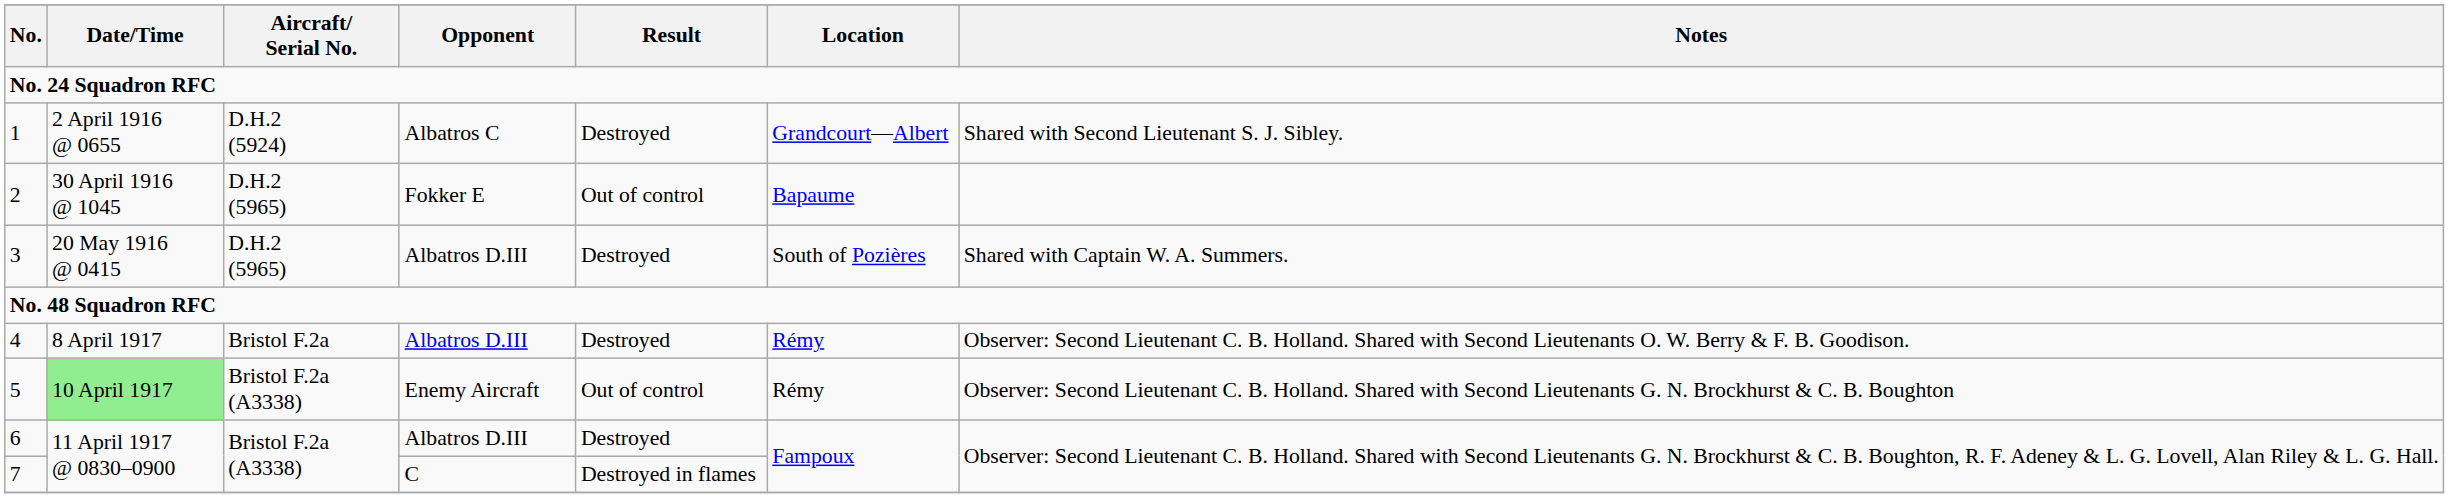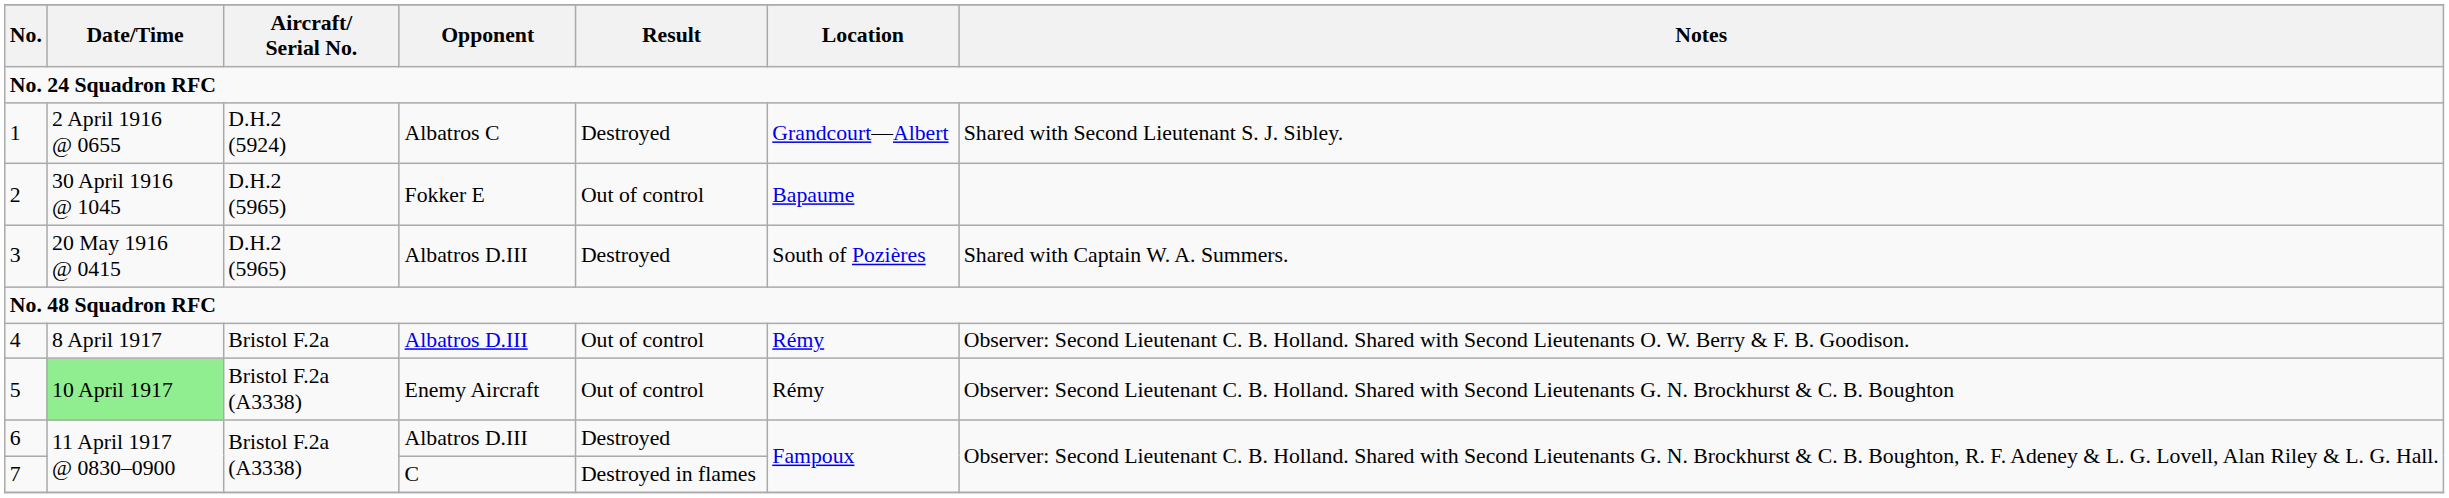(626, 340) Destroyed -> (642, 340) Out of control
